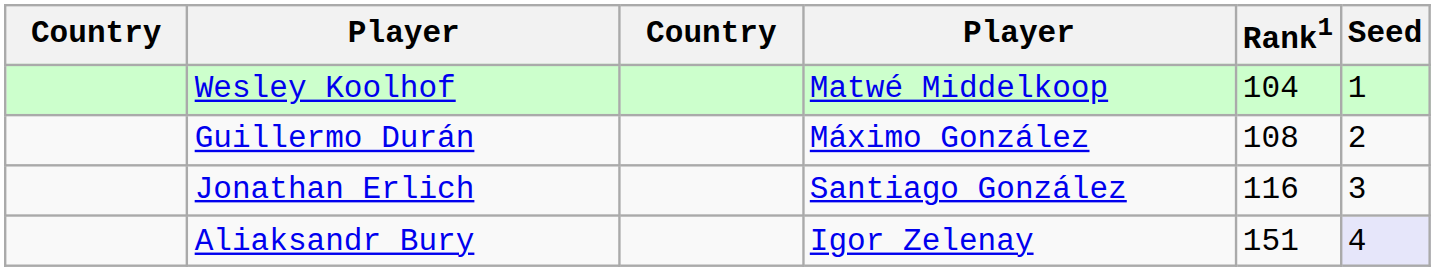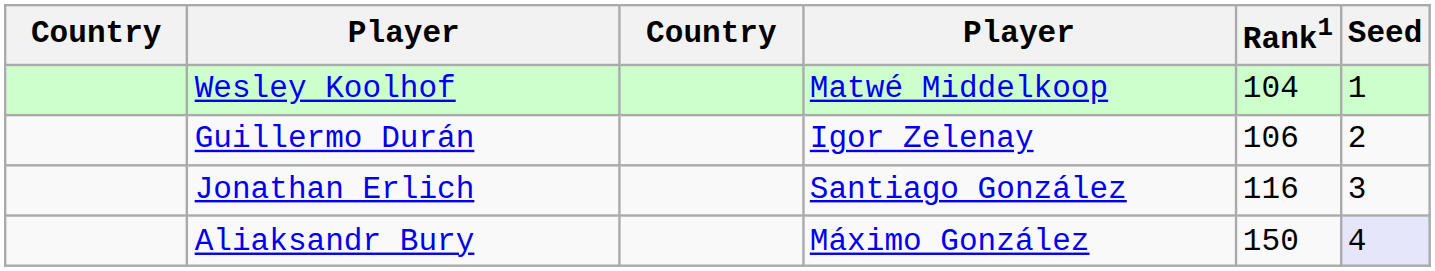(950, 140) Máximo González -> (922, 140) Igor Zelenay
(1271, 140) 108 -> (1271, 140) 106
(922, 241) Igor Zelenay -> (950, 241) Máximo González
(1271, 241) 151 -> (1271, 241) 150
